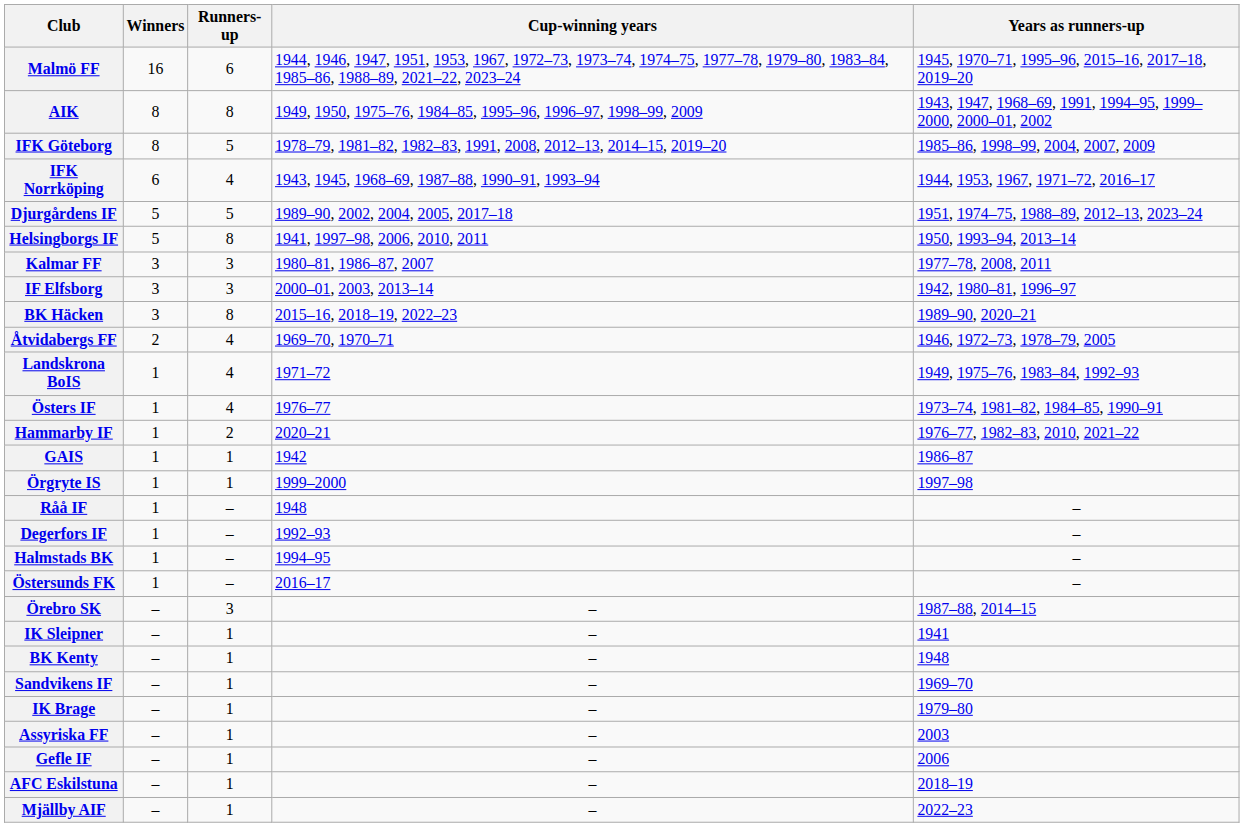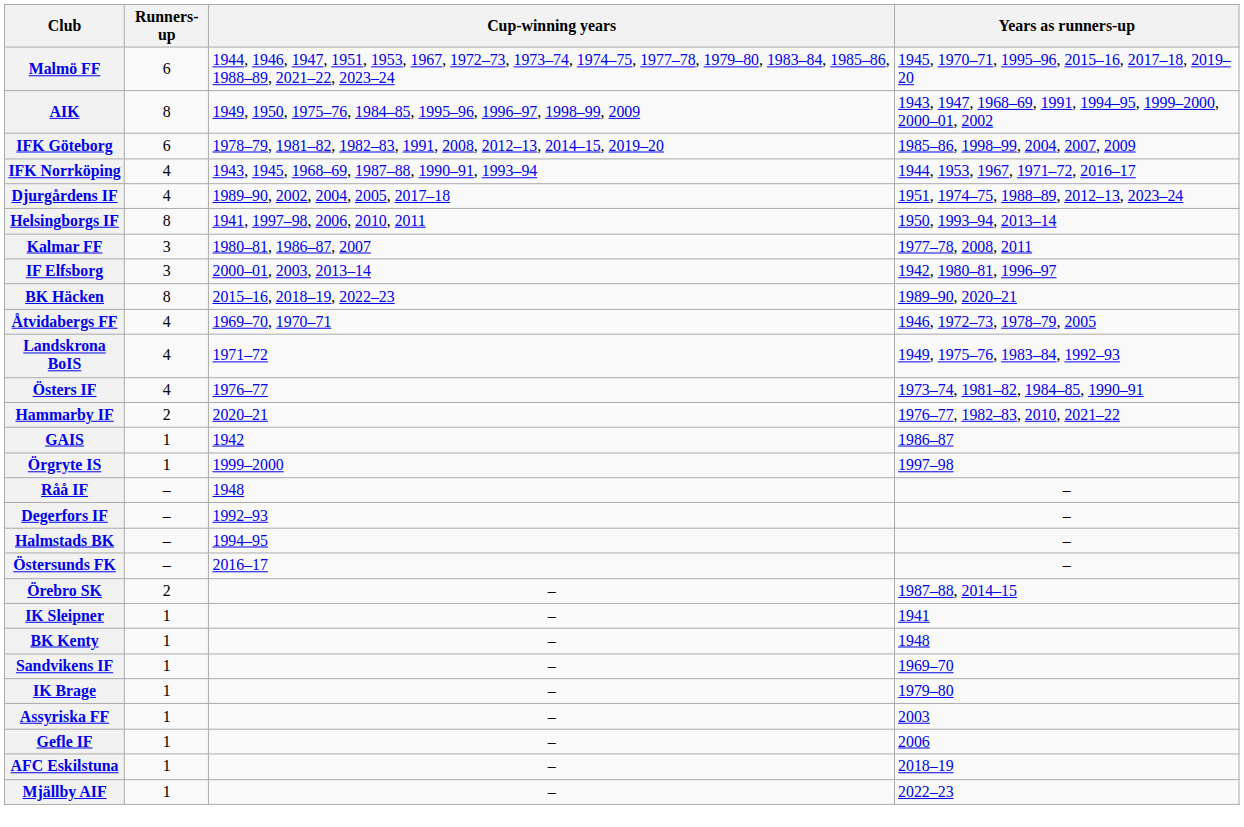- column: (155, 25)
(230, 145) 5 -> (167, 145) 6
(230, 213) 5 -> (167, 196) 4
(230, 608) 3 -> (167, 590) 2
